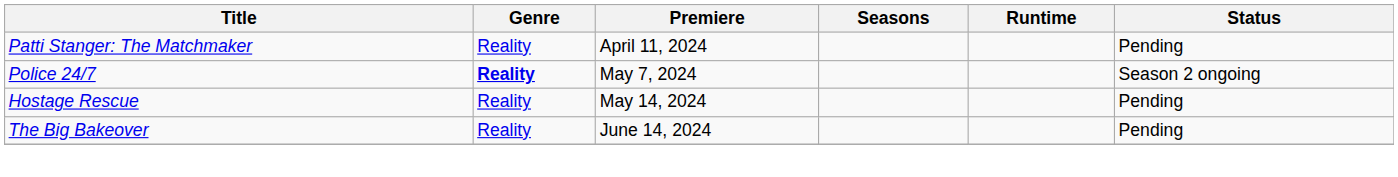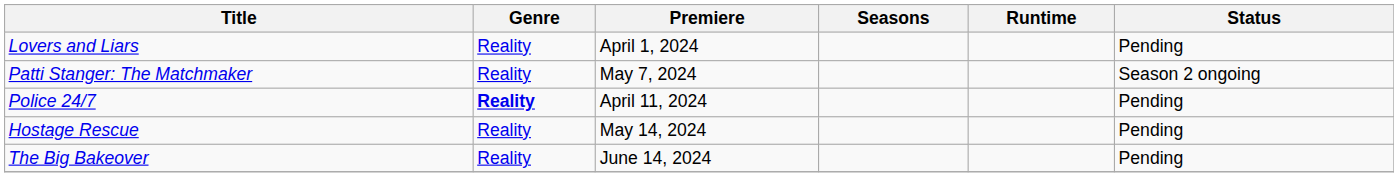+ row: (74, 46)
(653, 46) April 11, 2024 -> (648, 74) May 7, 2024
(1151, 46) Pending -> (1190, 74) Season 2 ongoing
(648, 74) May 7, 2024 -> (653, 102) April 11, 2024
(1190, 74) Season 2 ongoing -> (1151, 102) Pending
